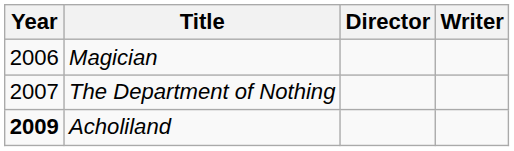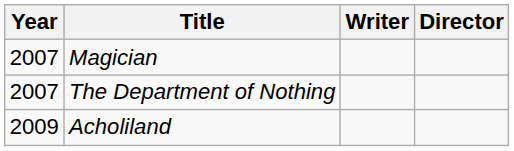columns swapped: (388, 22) <-> (472, 22)
(34, 57) 2006 -> (34, 57) 2007
(34, 127) bold -> (34, 127) normal
